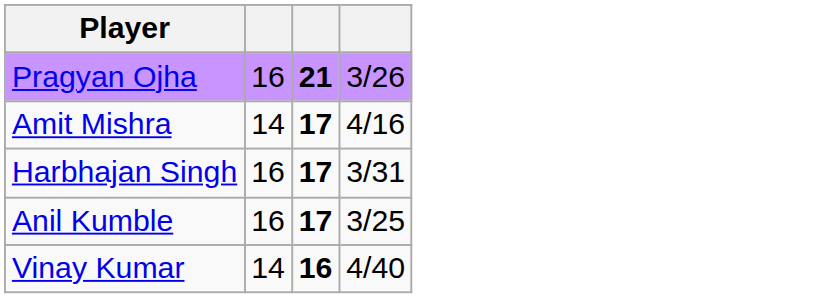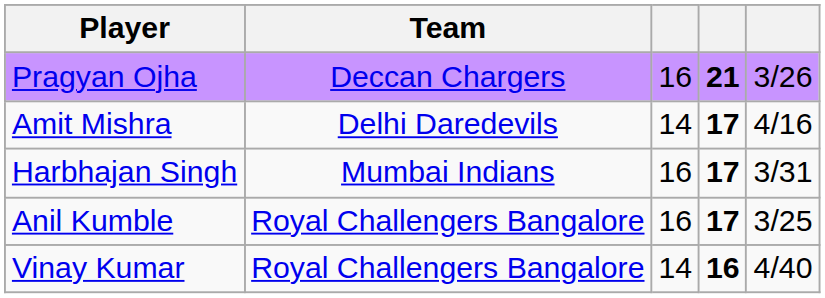+ column: (448, 28)
